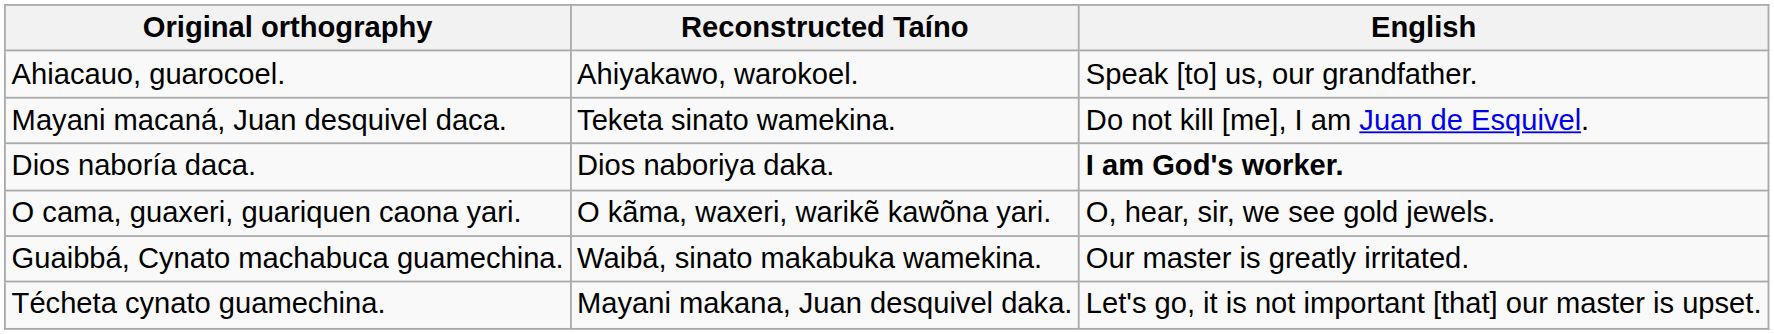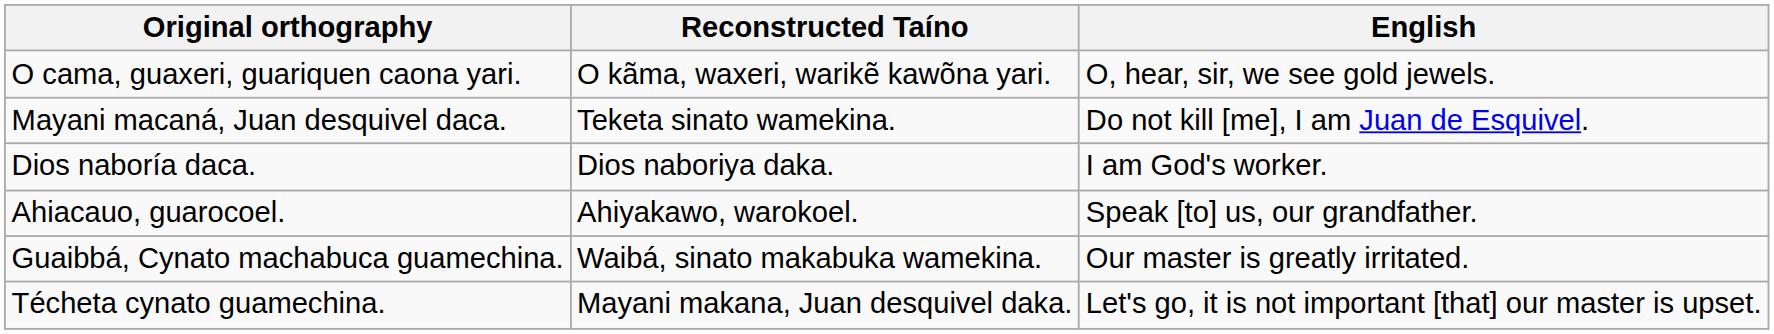rows swapped: (267, 212) <-> (148, 73)
(1215, 166) bold -> (1207, 166) normal
